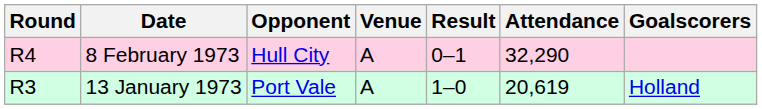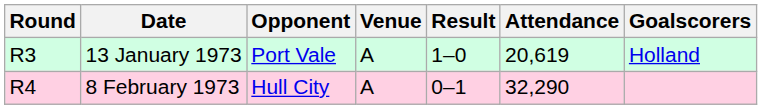rows swapped: (164, 87) <-> (162, 54)
